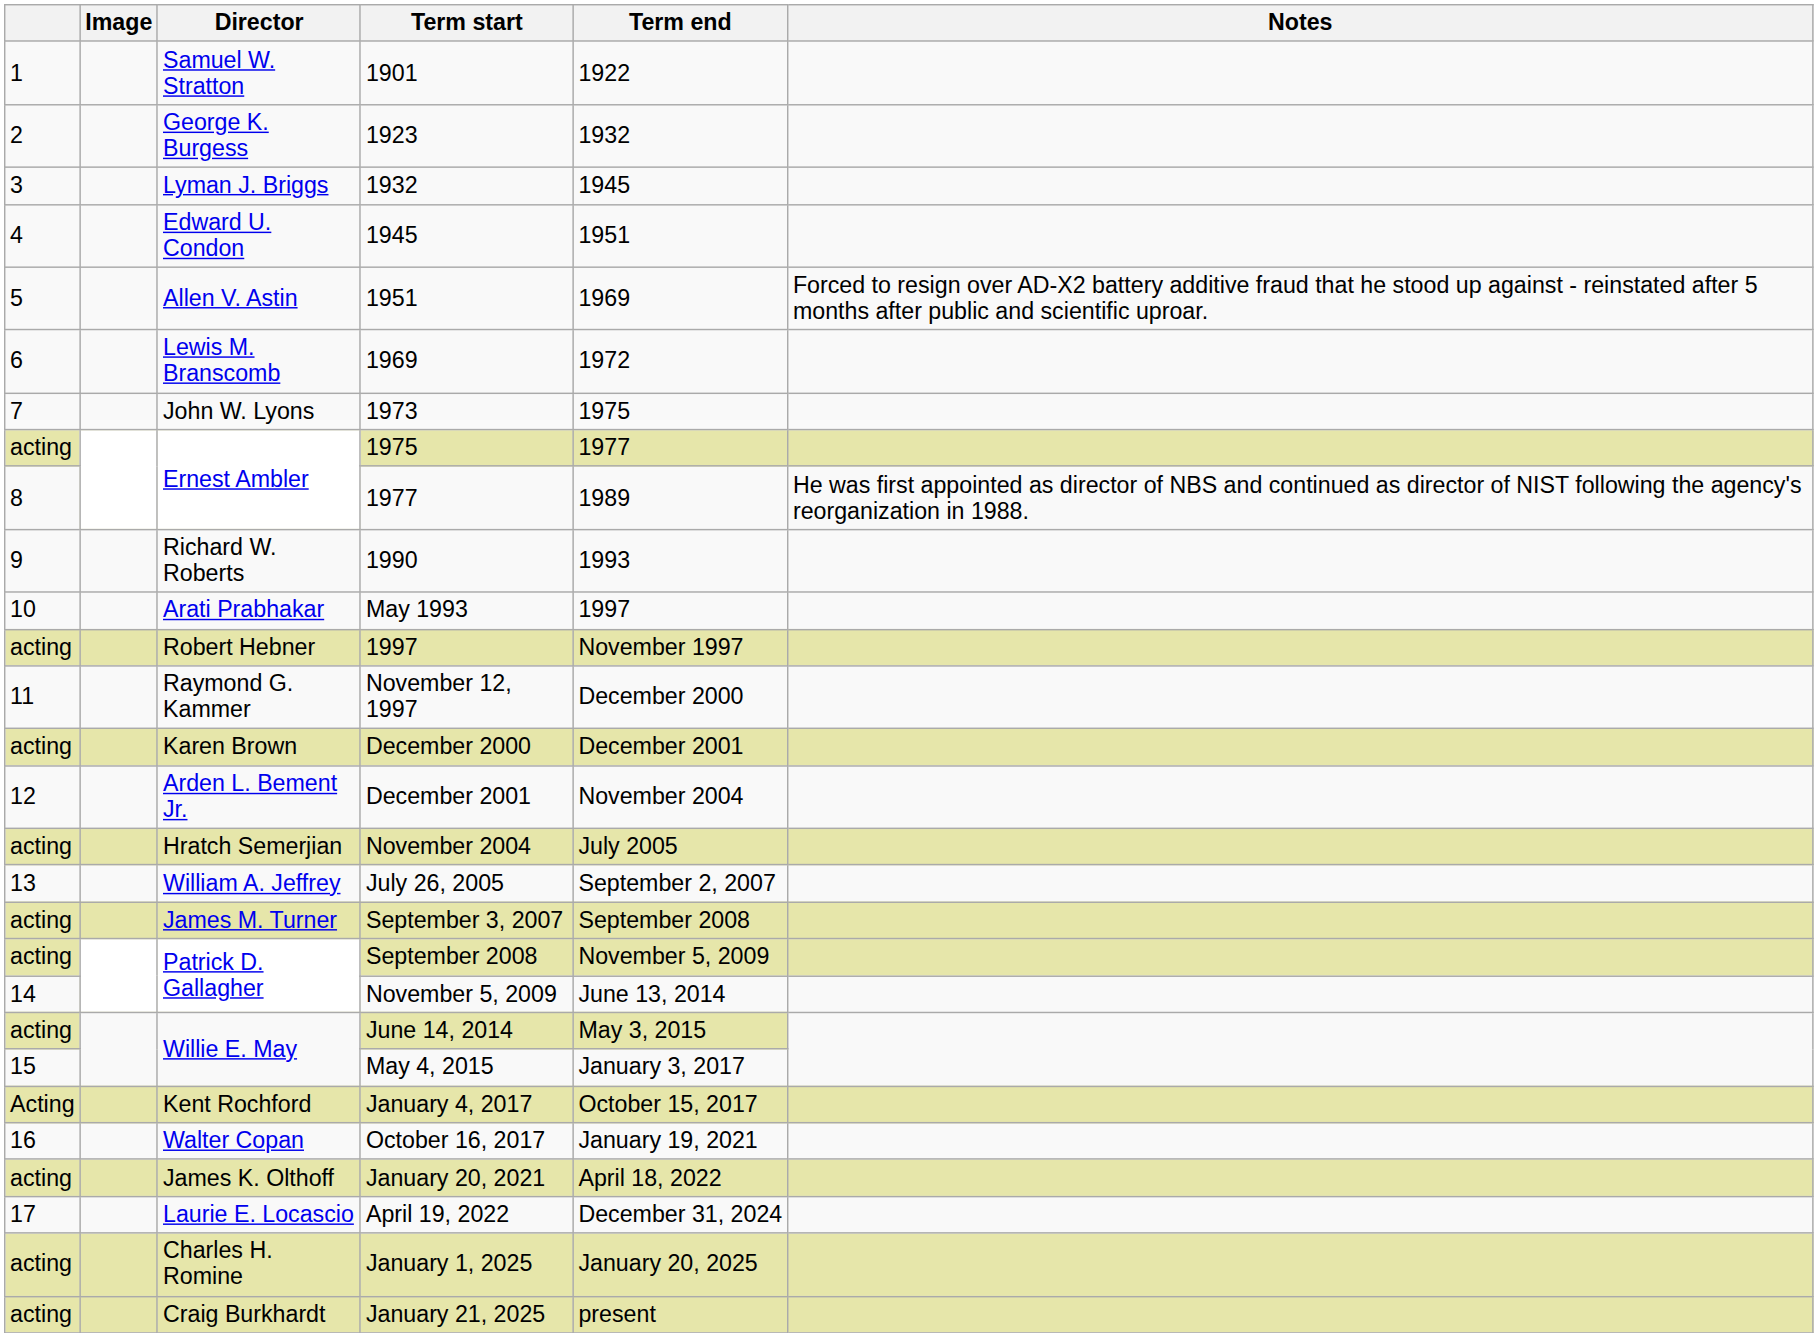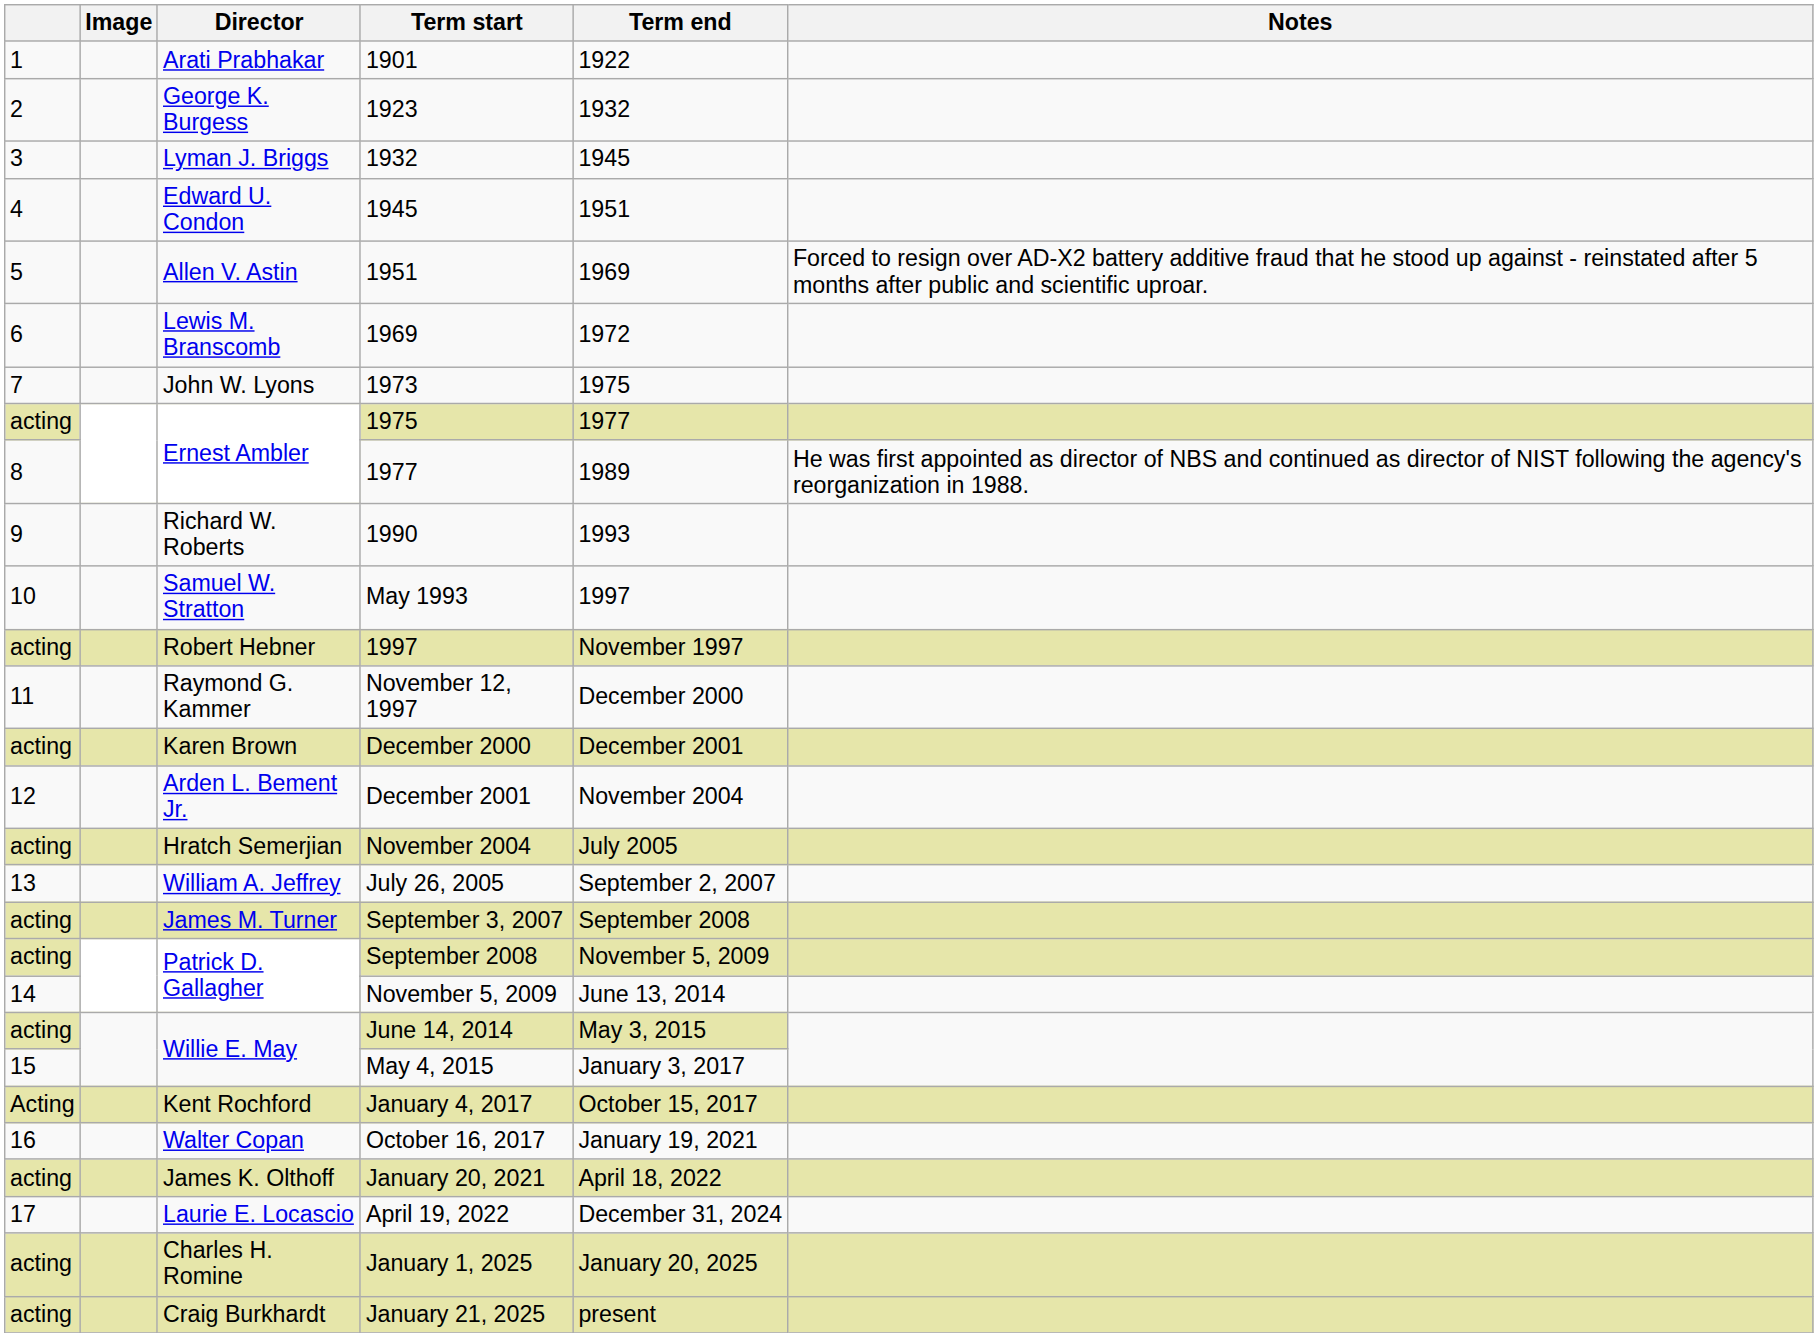(219, 72) Samuel W. Stratton -> (244, 59) Arati Prabhakar
(244, 610) Arati Prabhakar -> (219, 597) Samuel W. Stratton
